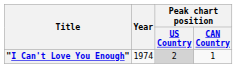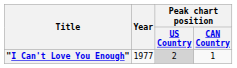(143, 57) 1974 -> (143, 57) 1977
